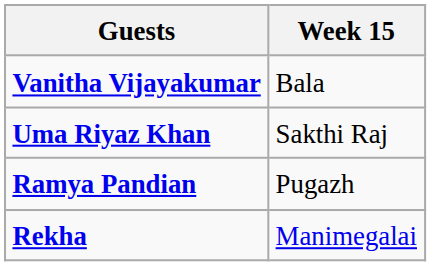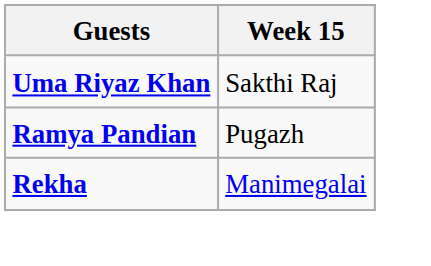- row: (137, 81)
